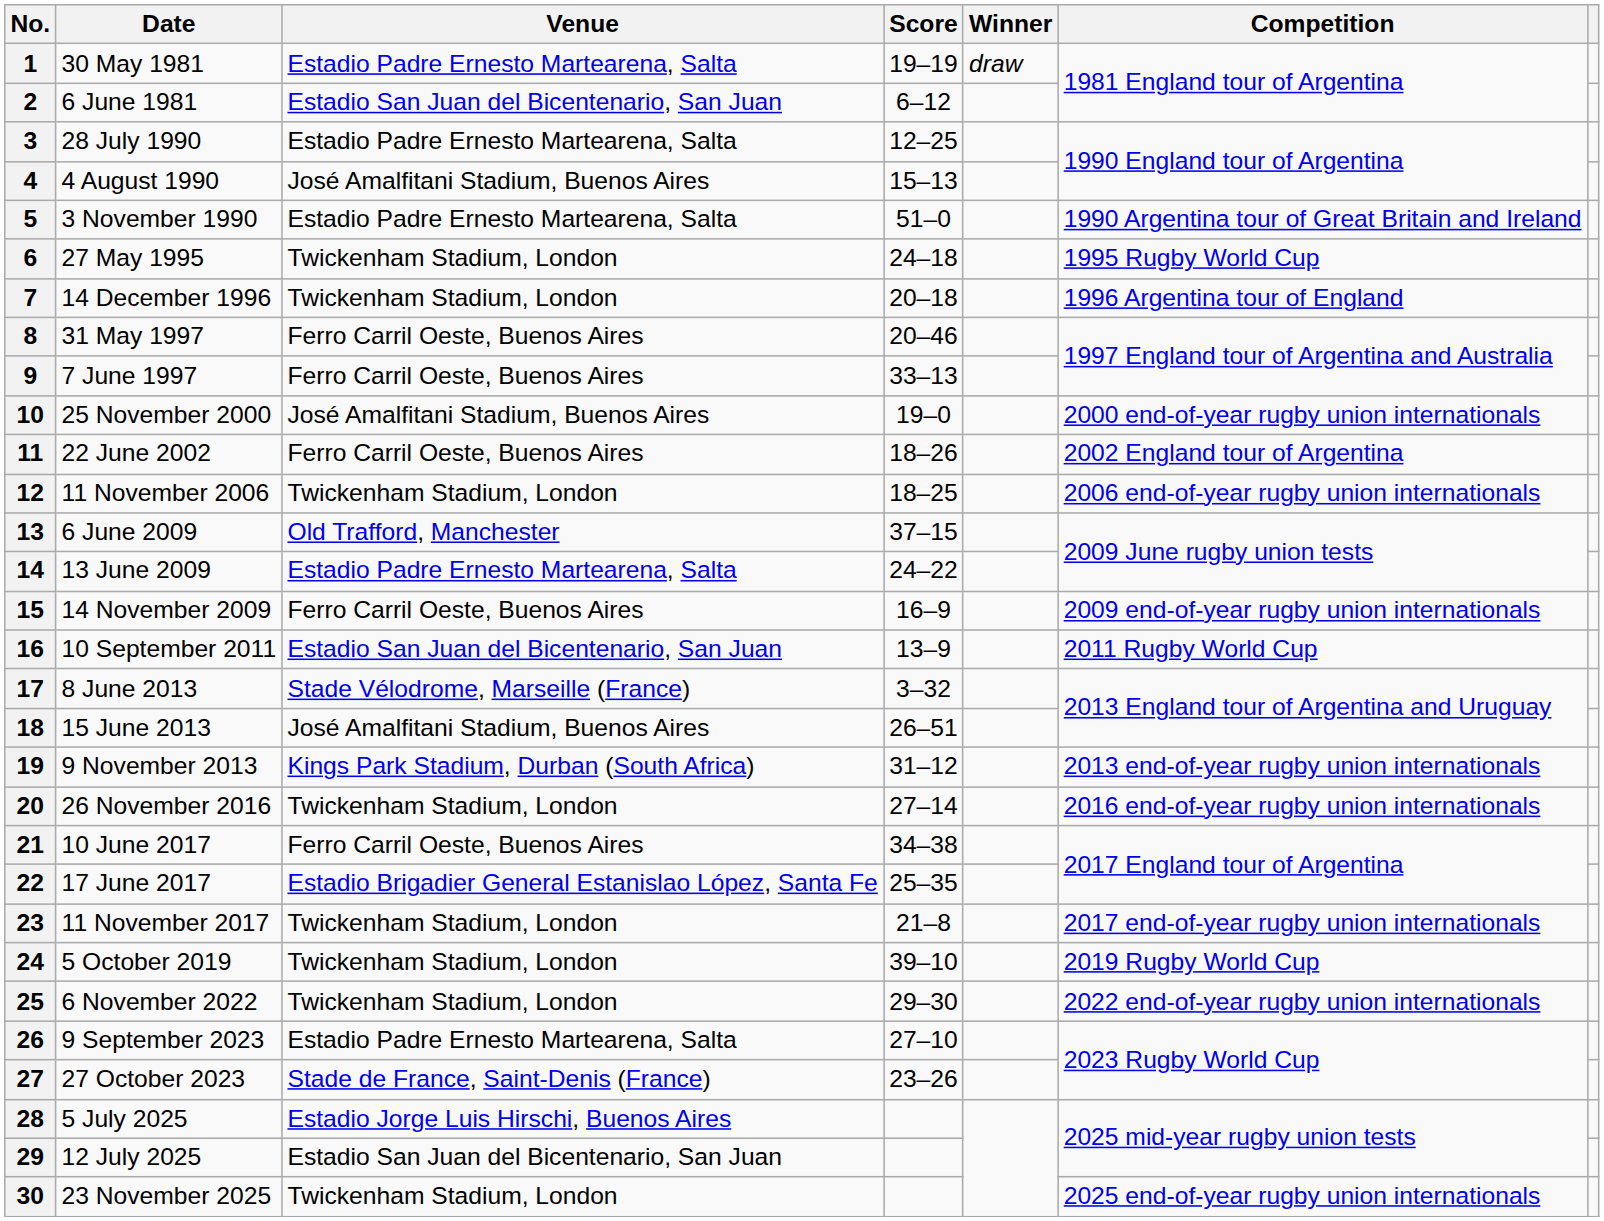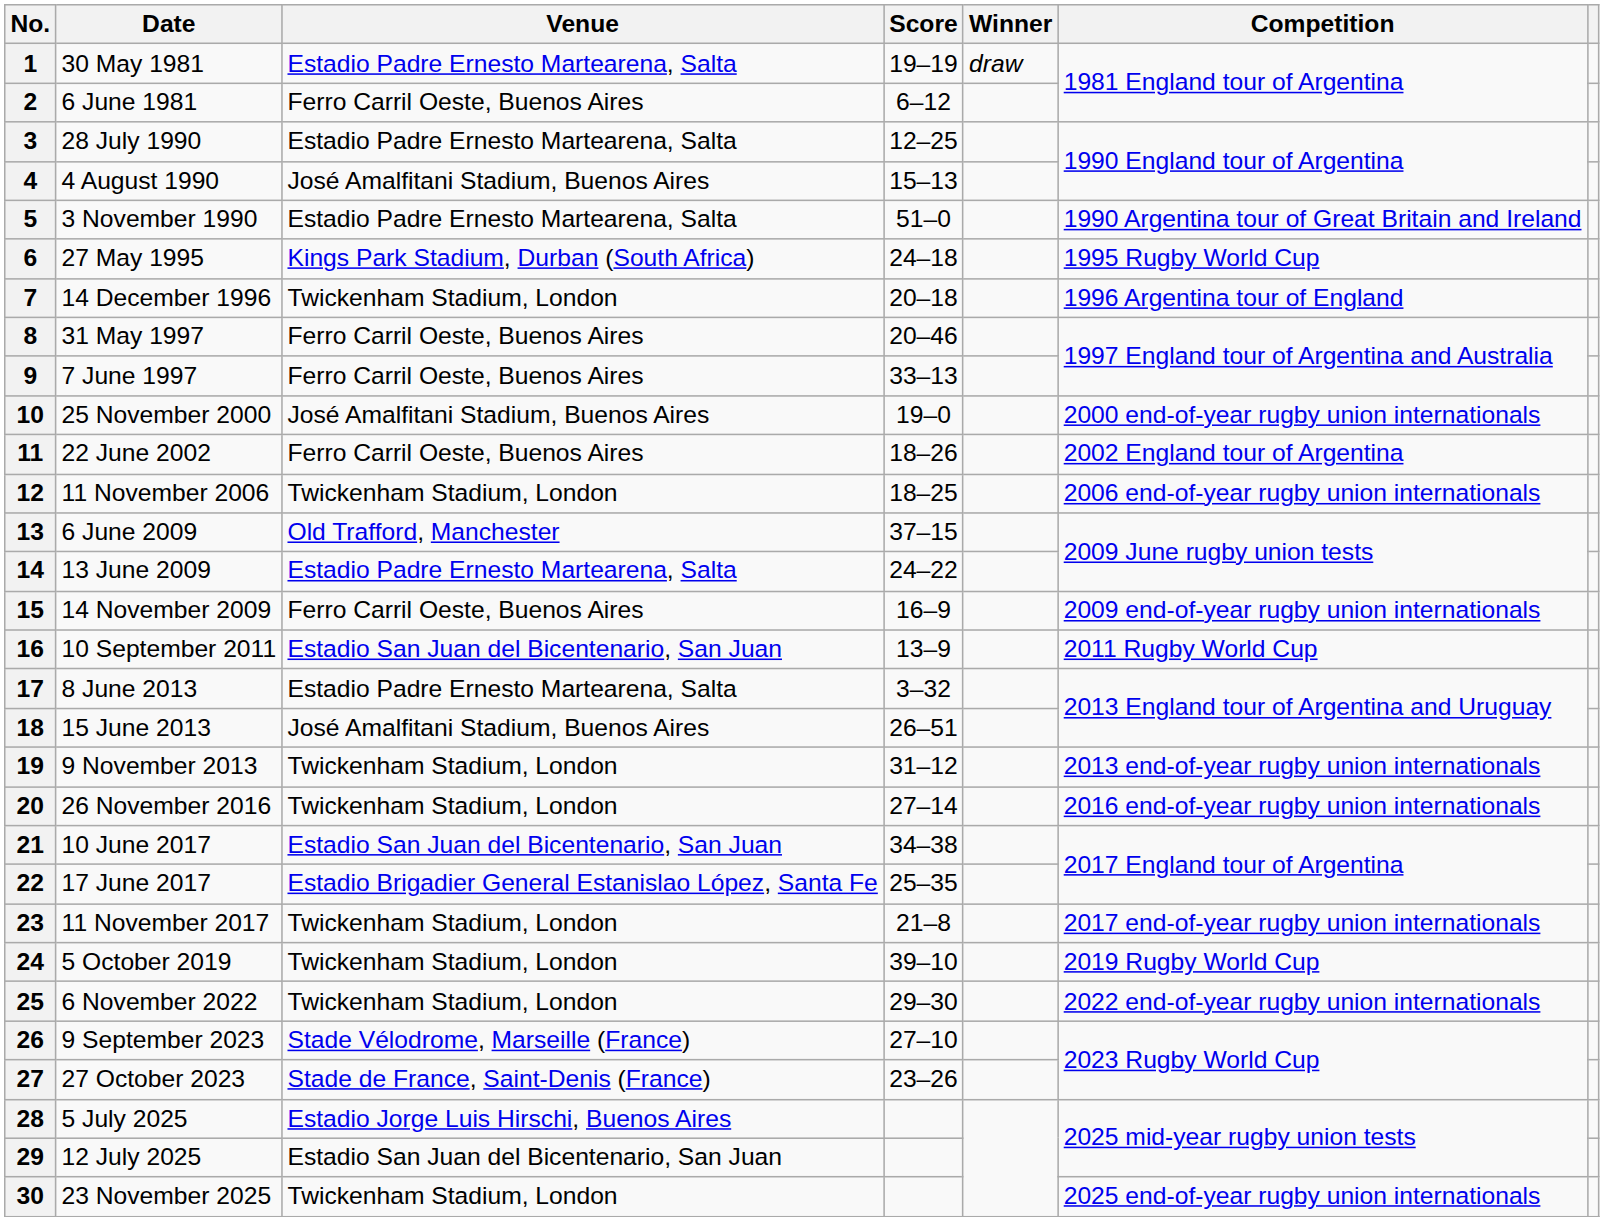(535, 102) Estadio San Juan del Bicentenario, San Juan -> (466, 102) Ferro Carril Oeste, Buenos Aires
(453, 258) Twickenham Stadium, London -> (521, 258) Kings Park Stadium, Durban (South Africa)
(489, 688) Stade Vélodrome, Marseille (France) -> (512, 688) Estadio Padre Ernesto Martearena, Salta
(521, 766) Kings Park Stadium, Durban (South Africa) -> (453, 766) Twickenham Stadium, London
(466, 844) Ferro Carril Oeste, Buenos Aires -> (535, 844) Estadio San Juan del Bicentenario, San Juan
(512, 1040) Estadio Padre Ernesto Martearena, Salta -> (489, 1040) Stade Vélodrome, Marseille (France)
